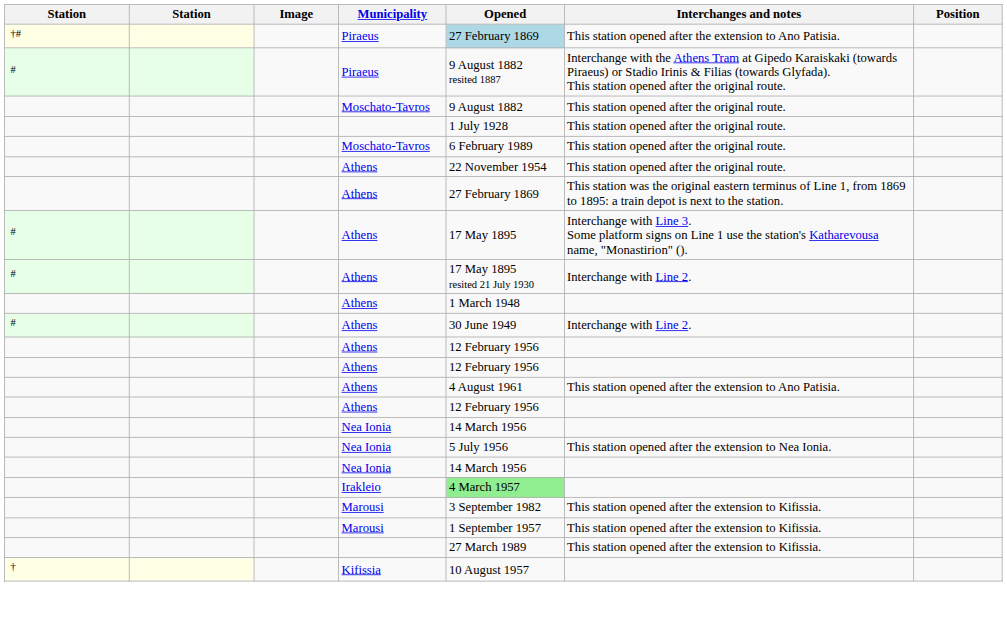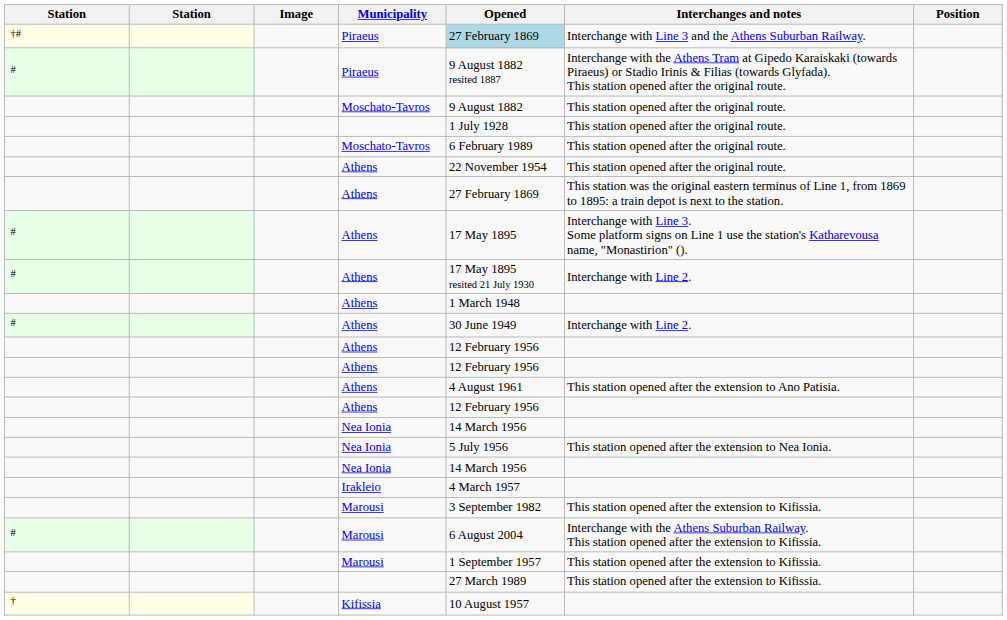(703, 36) This station opened after the extension to Ano Patisia. -> (716, 36) Interchange with Line 3 and the Athens Suburban Railway.
(484, 487) lightgreen background -> (484, 487) no background
+ row: (12, 534)
